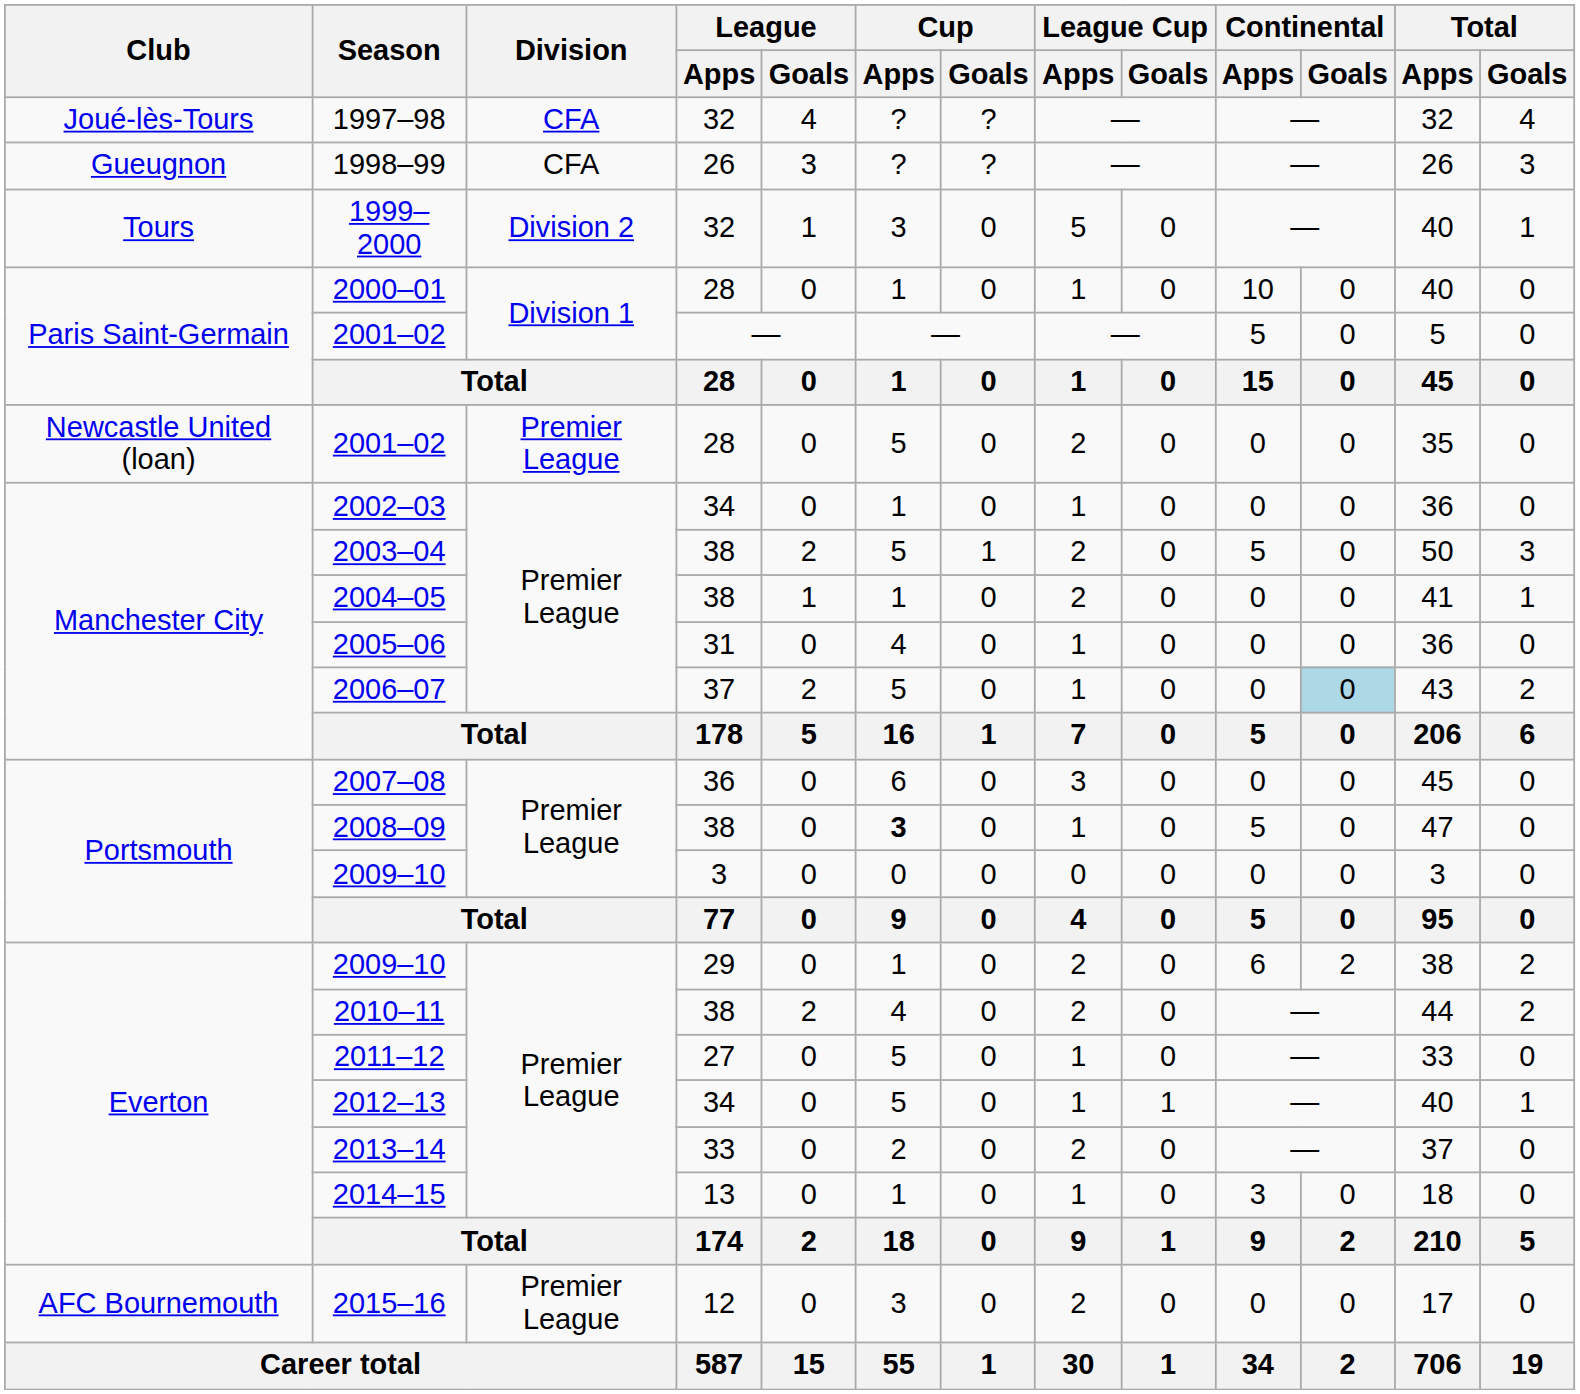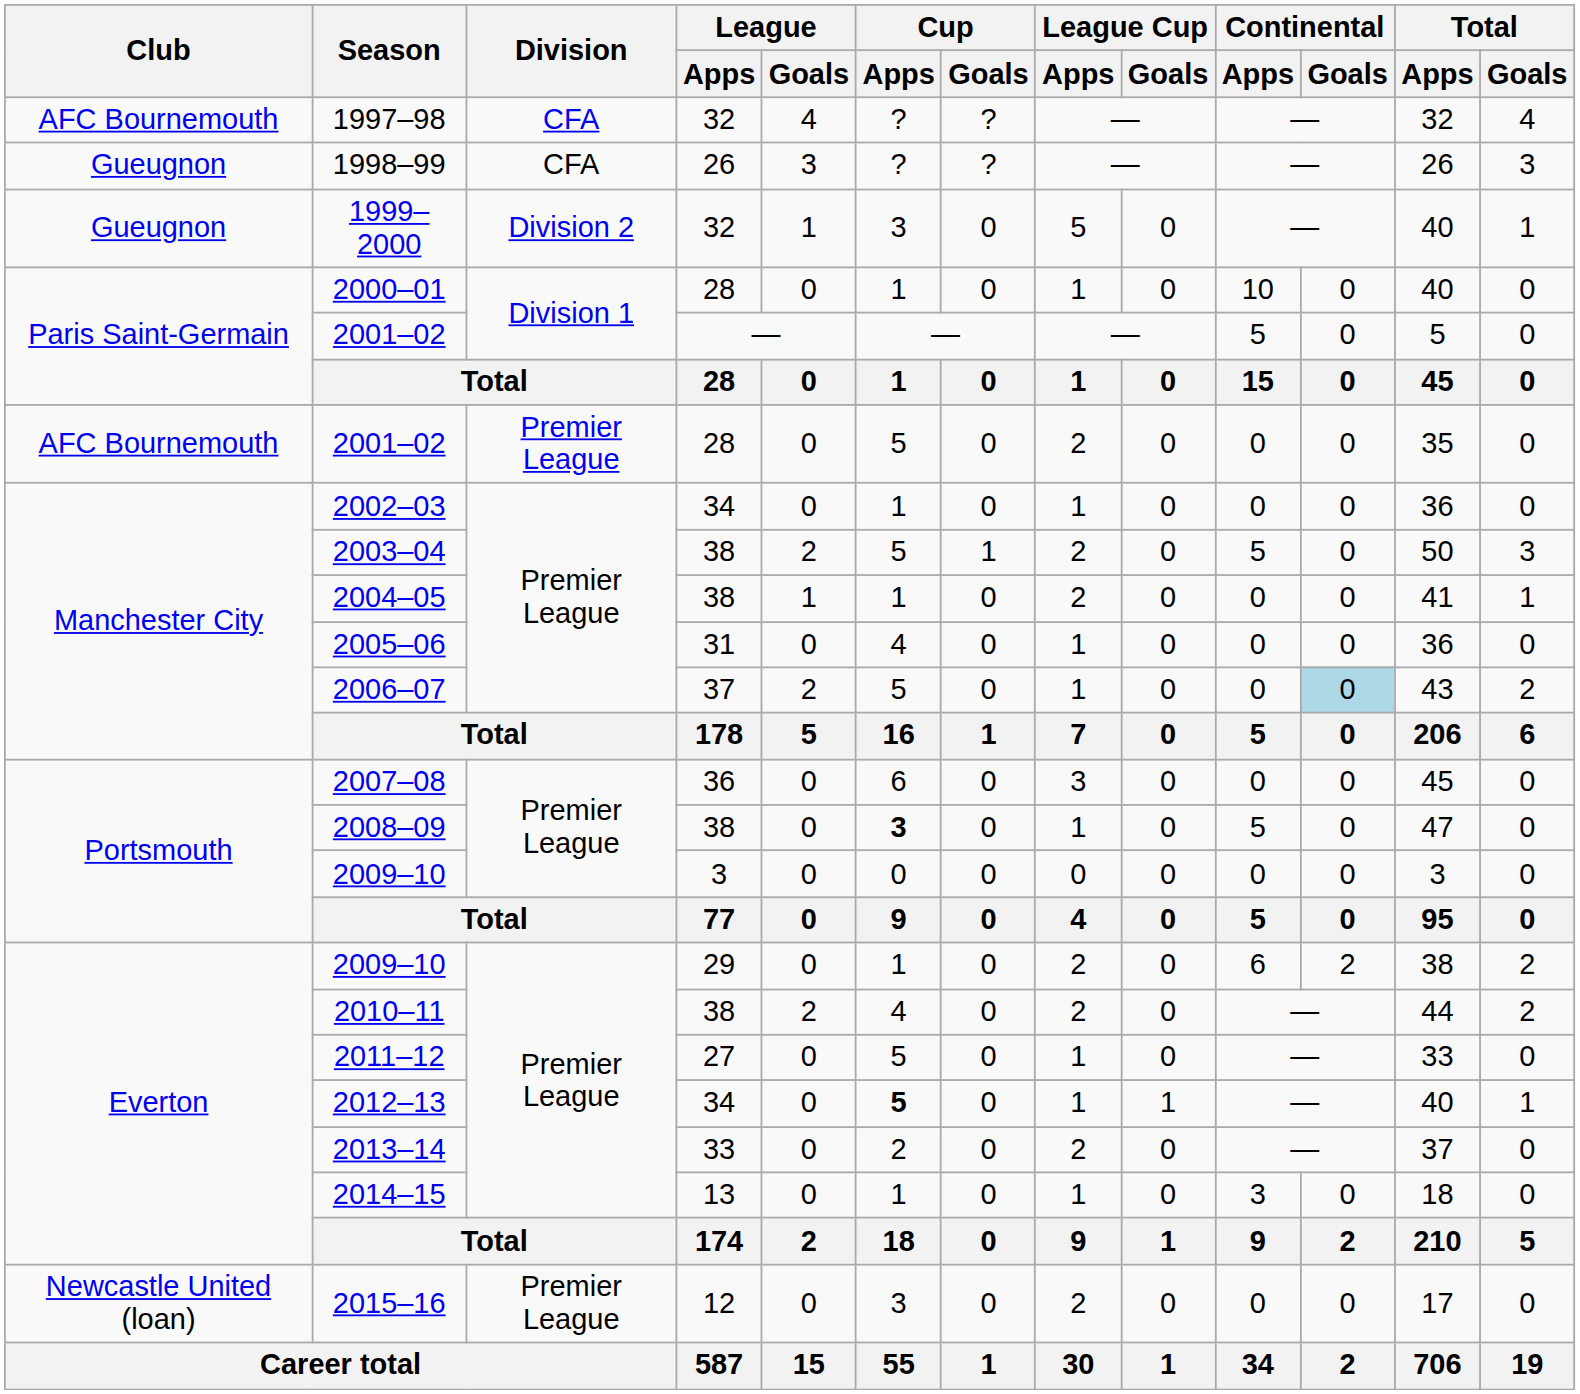(159, 119) Joué-lès-Tours -> (159, 119) AFC Bournemouth
(159, 227) Tours -> (159, 227) Gueugnon
(159, 443) Newcastle United (loan) -> (159, 443) AFC Bournemouth
(899, 1103) normal -> (899, 1103) bold
(159, 1303) AFC Bournemouth -> (159, 1303) Newcastle United (loan)
